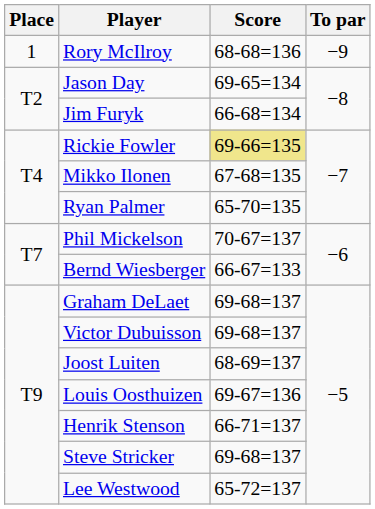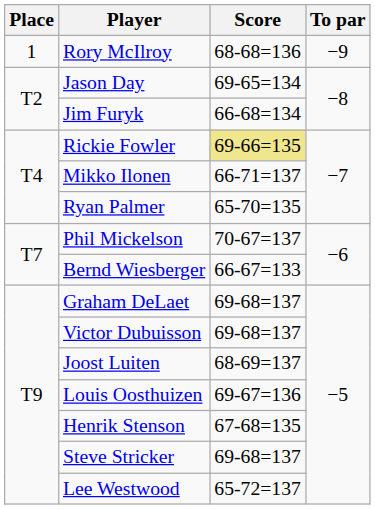(258, 176) 67-68=135 -> (258, 176) 66-71=137
(258, 425) 66-71=137 -> (258, 425) 67-68=135
